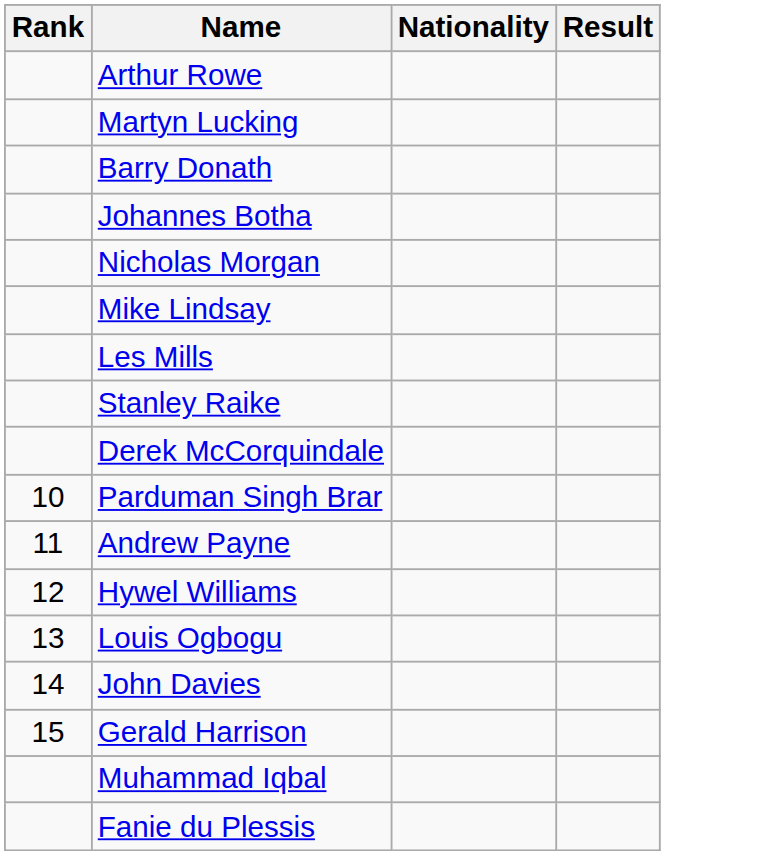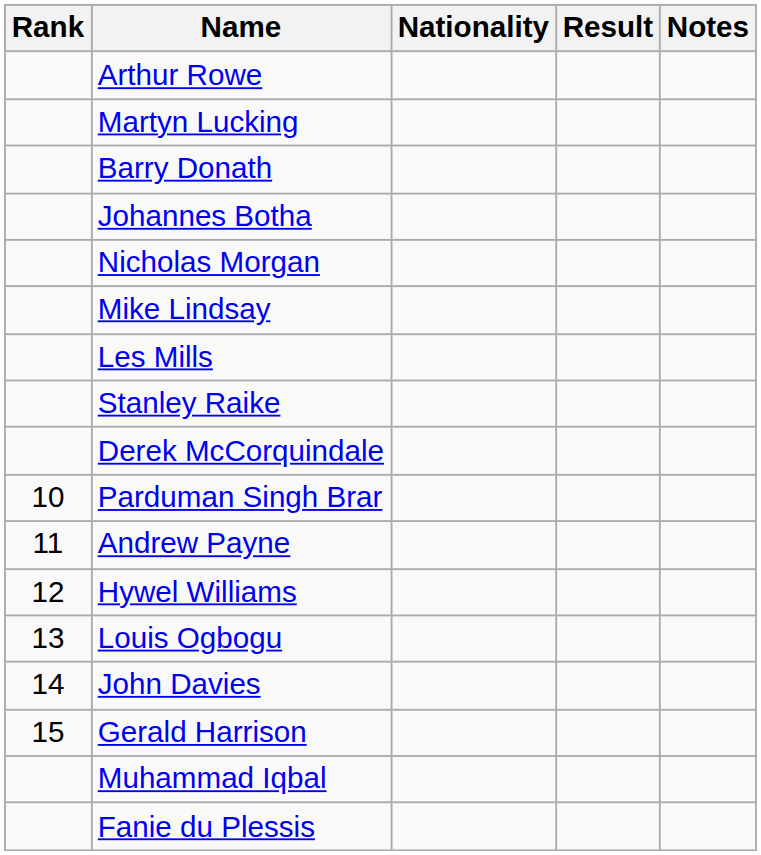+ column: (708, 27)
